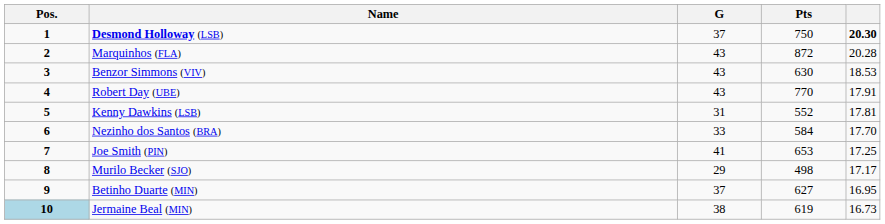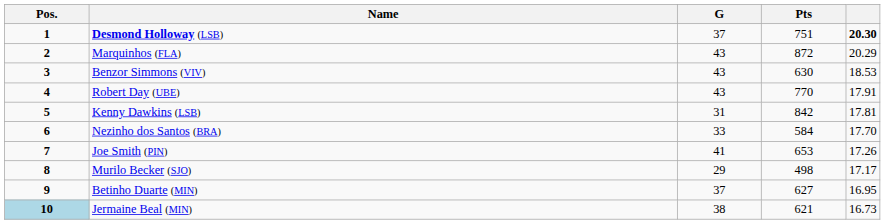(804, 33) 750 -> (804, 33) 751
(863, 53) 20.28 -> (863, 53) 20.29
(804, 111) 552 -> (804, 111) 842
(863, 151) 17.25 -> (863, 151) 17.26
(804, 209) 619 -> (804, 209) 621
